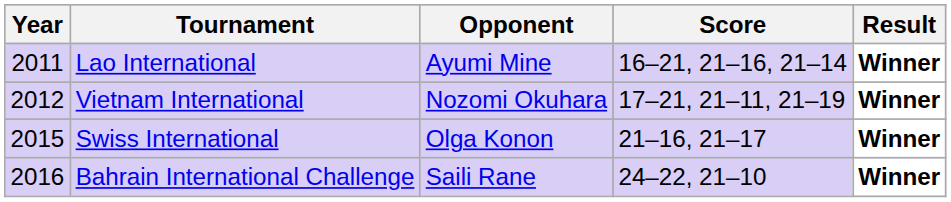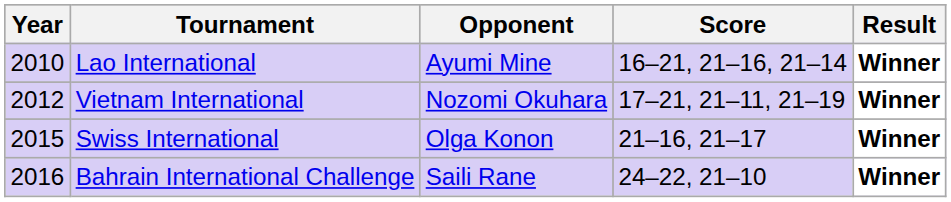(37, 63) 2011 -> (37, 63) 2010
